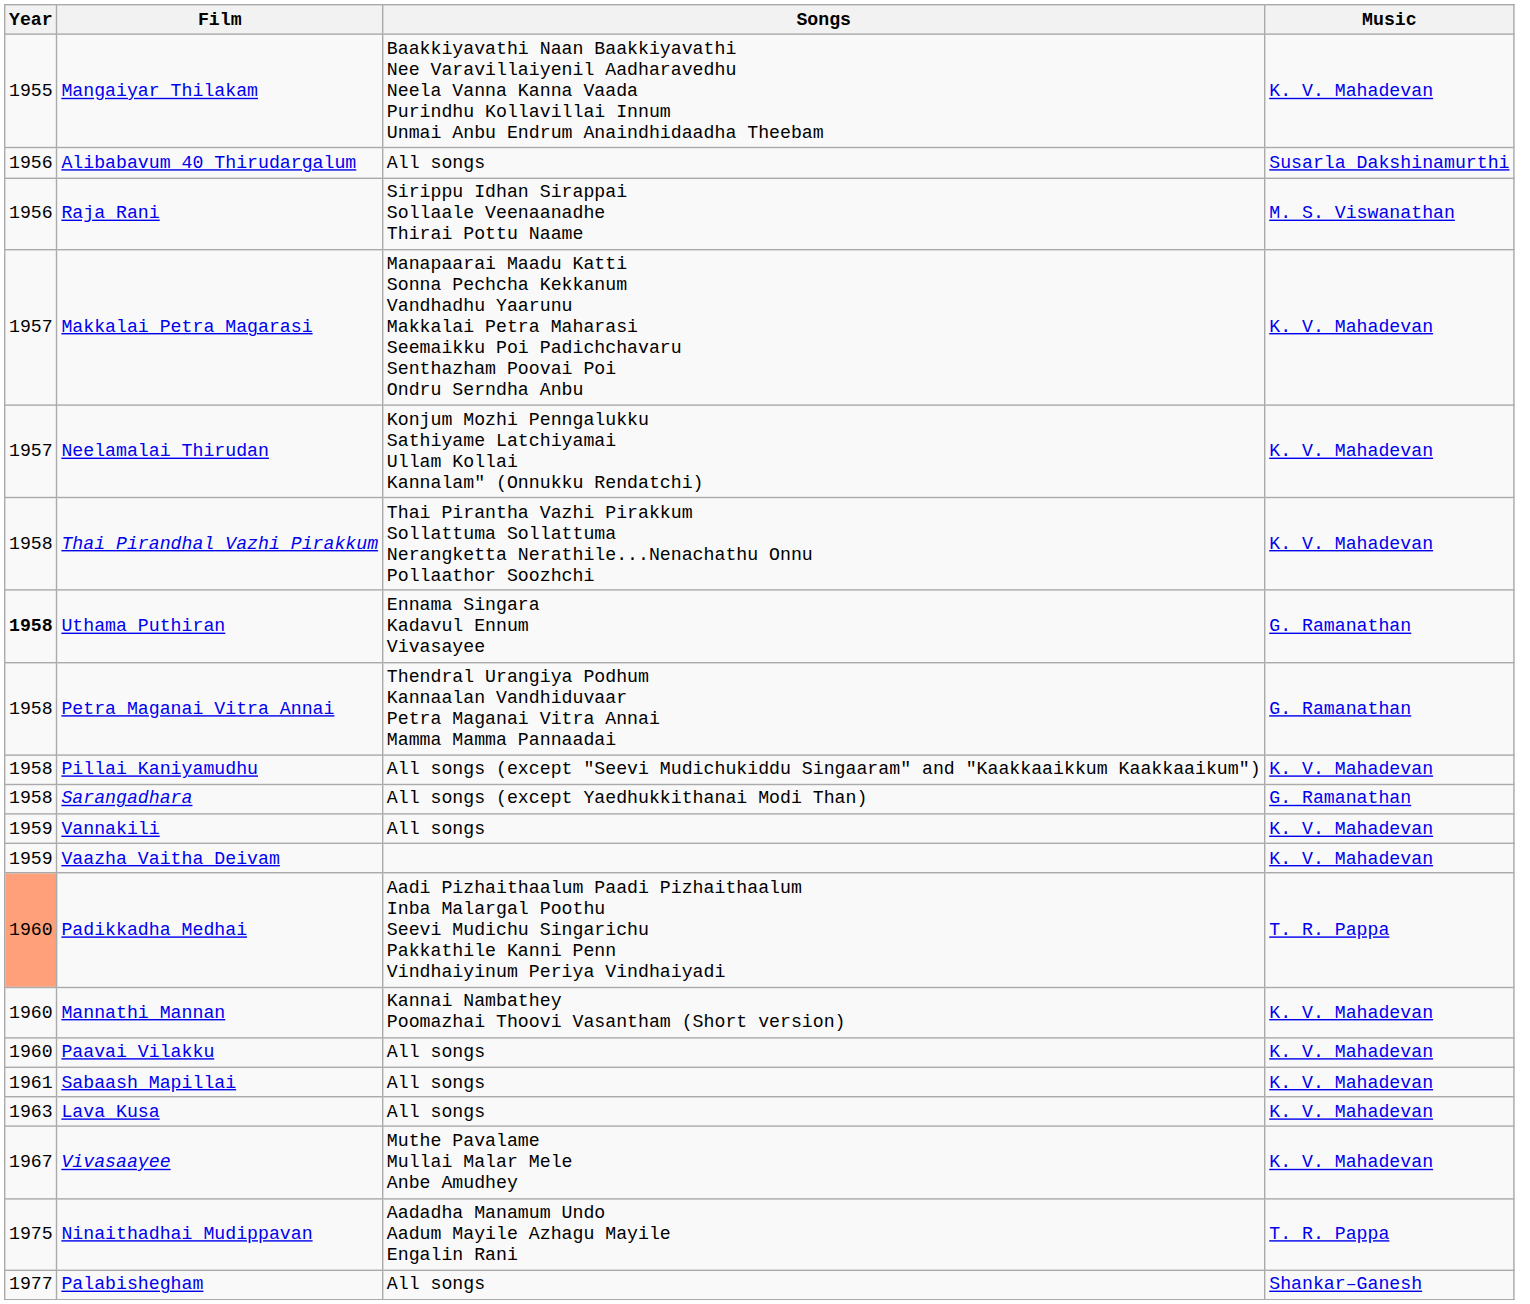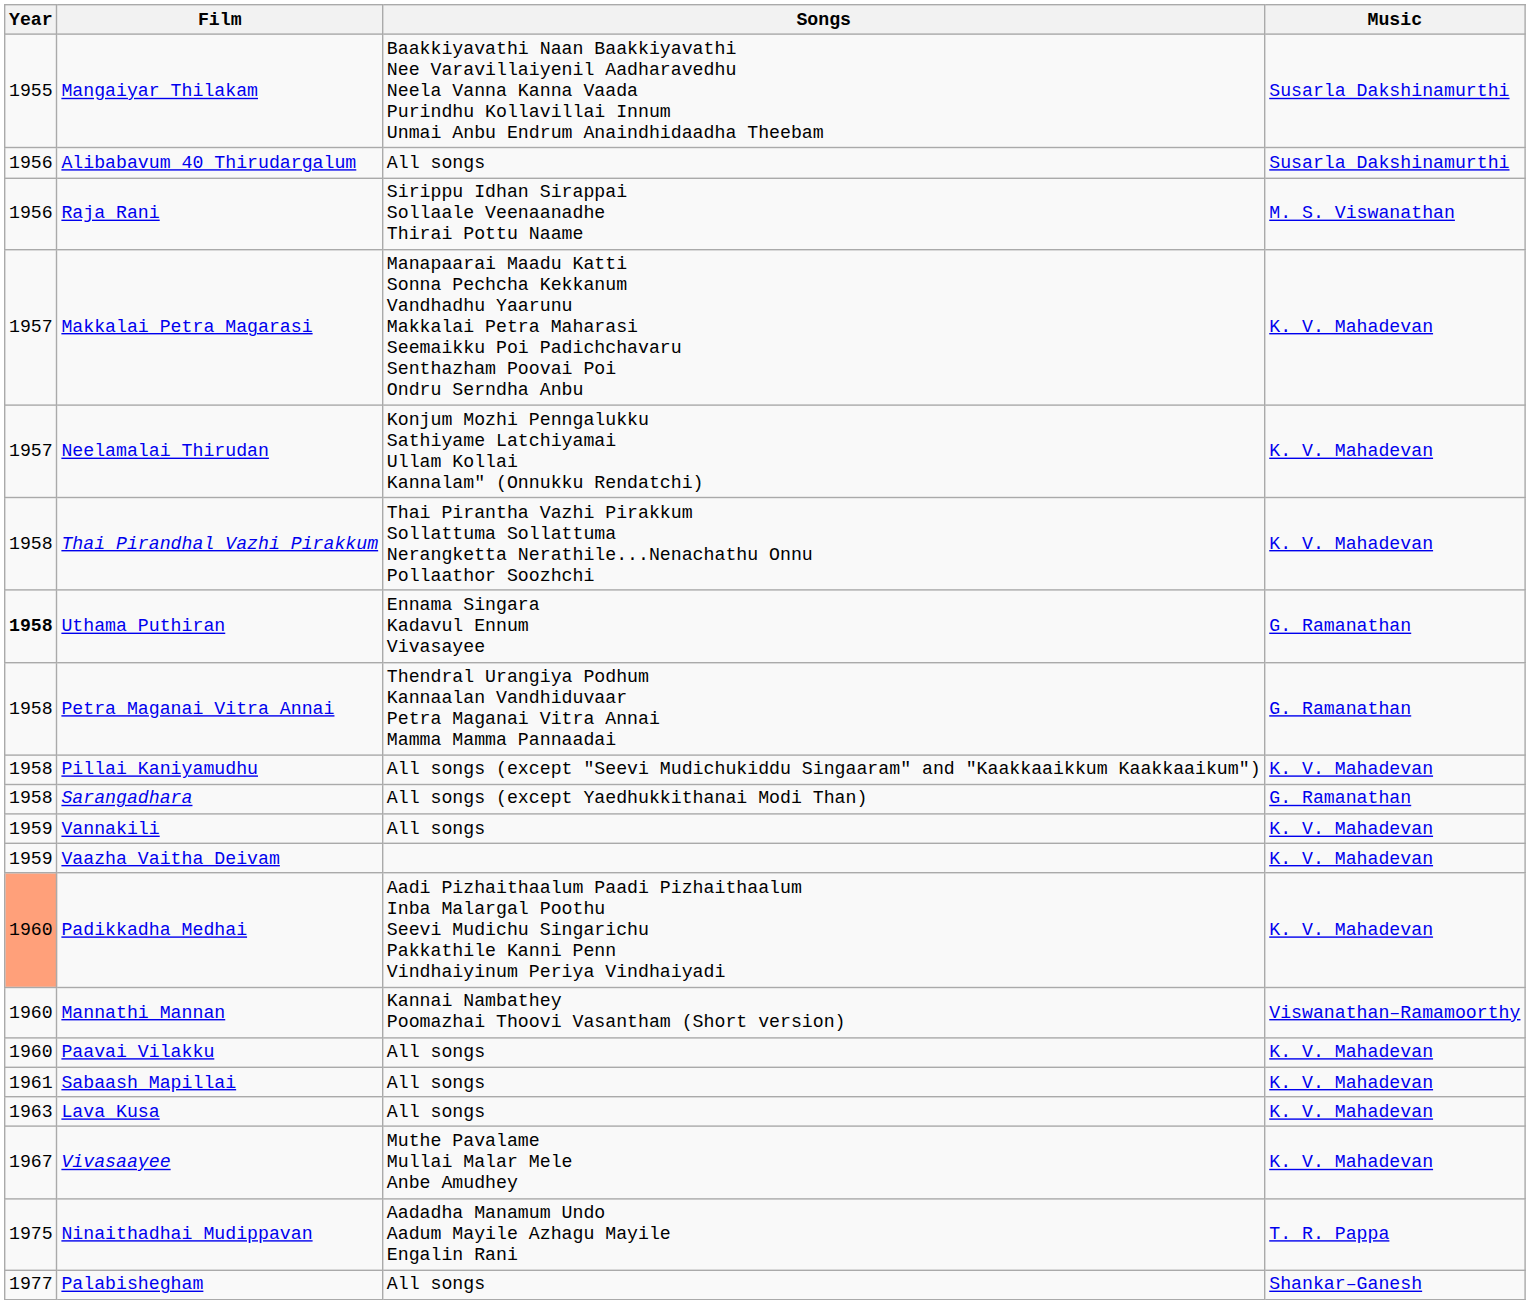(1351, 91) K. V. Mahadevan -> (1389, 91) Susarla Dakshinamurthi
(1329, 930) T. R. Pappa -> (1351, 930) K. V. Mahadevan
(1351, 1012) K. V. Mahadevan -> (1395, 1012) Viswanathan–Ramamoorthy
